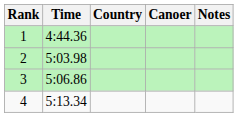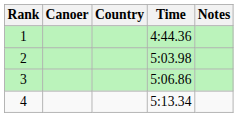columns swapped: (170, 15) <-> (66, 15)
